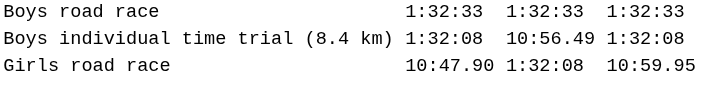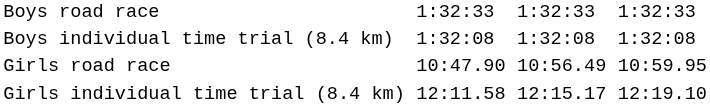(551, 39) 10:56.49 -> (556, 39) 1:32:08
(545, 66) 1:32:08 -> (562, 66) 10:56.49
+ row: (204, 94)
